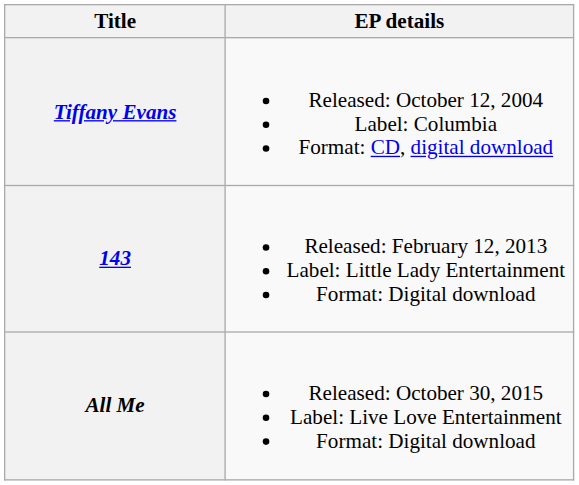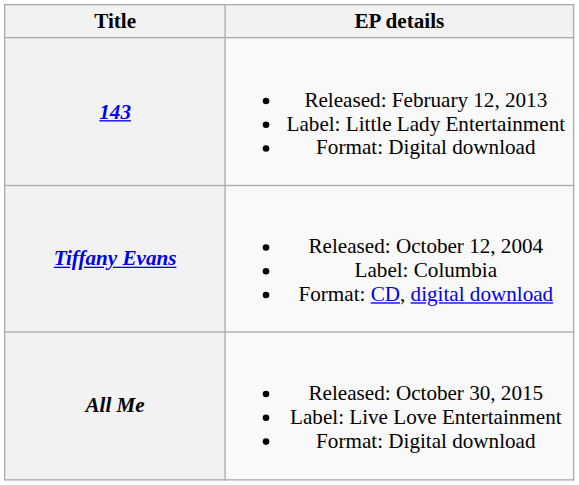rows swapped: (115, 111) <-> (115, 258)
